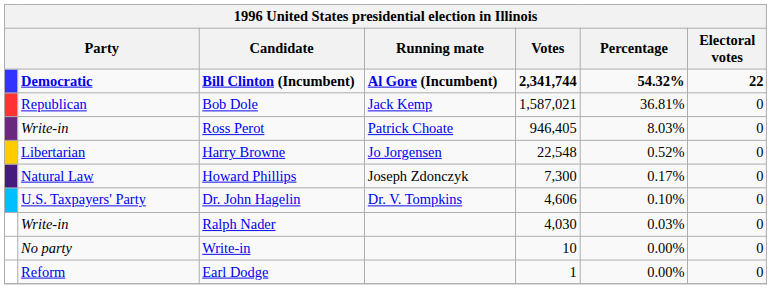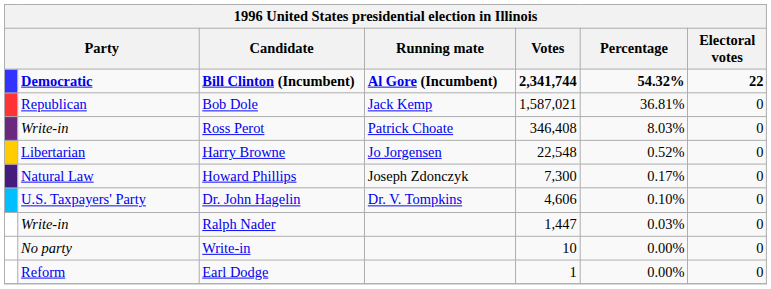(553, 128) 946,405 -> (553, 128) 346,408
(560, 224) 4,030 -> (560, 224) 1,447
